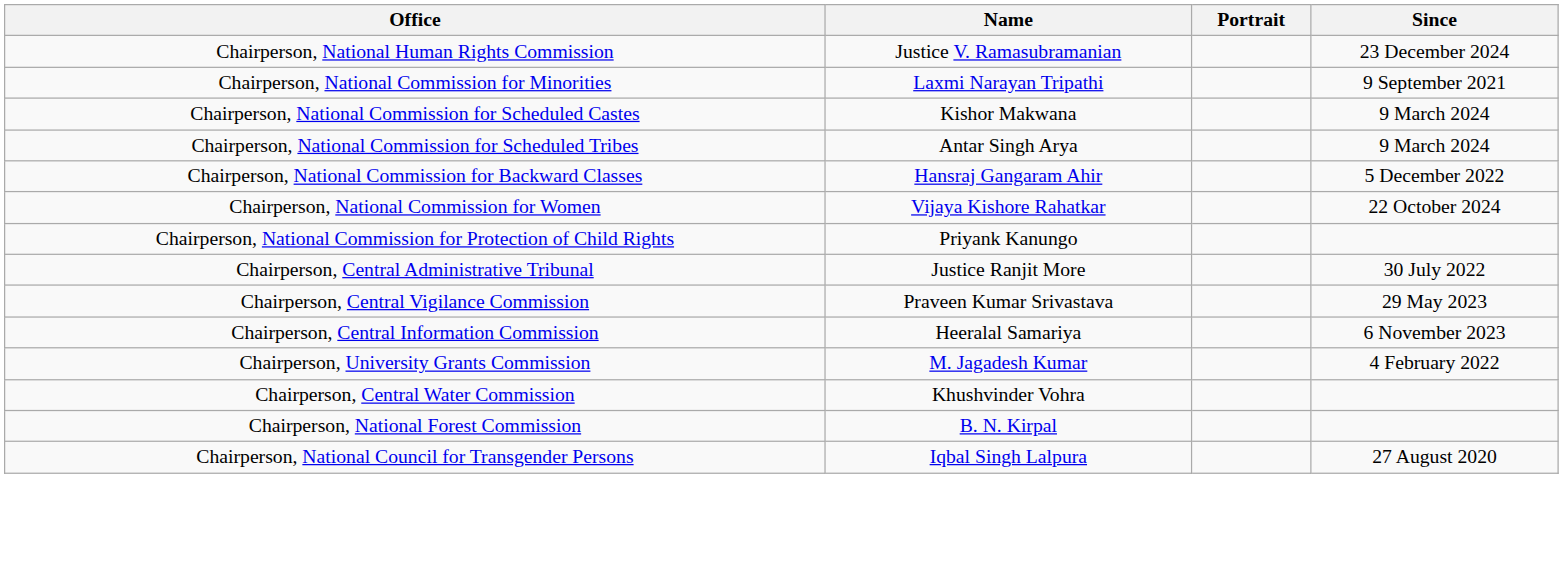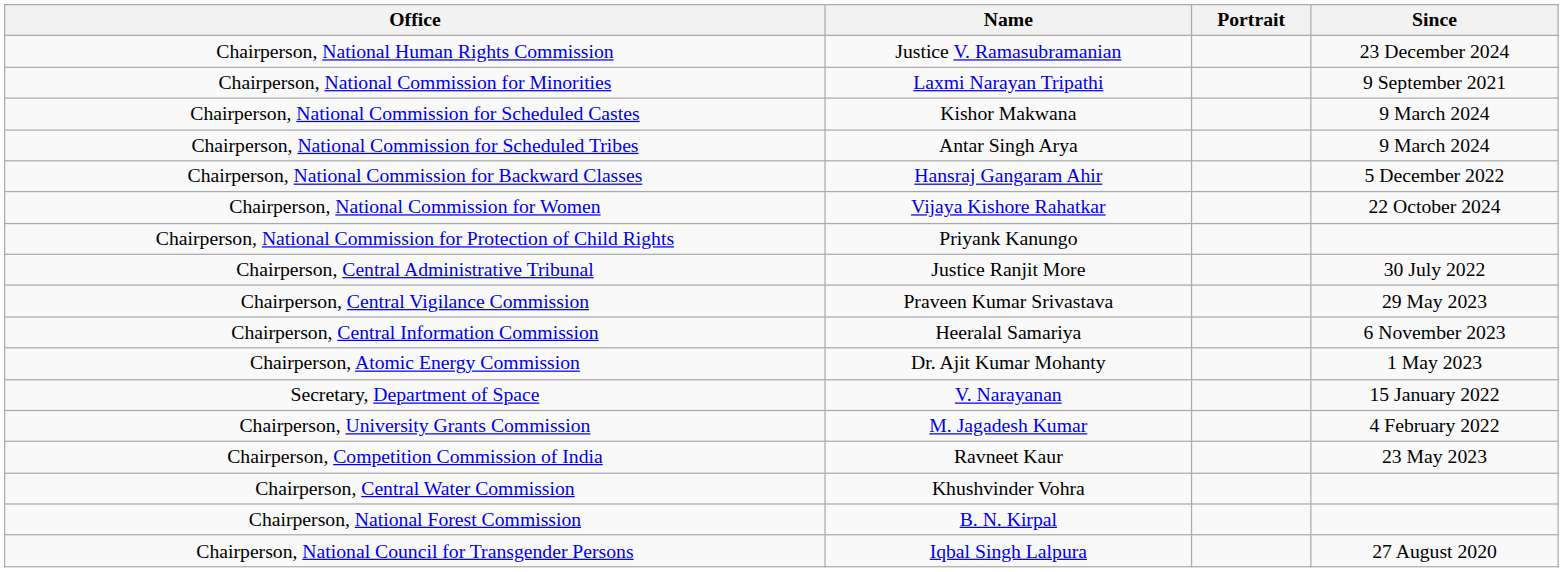+ row: (415, 363)
+ row: (415, 394)
+ row: (415, 457)
